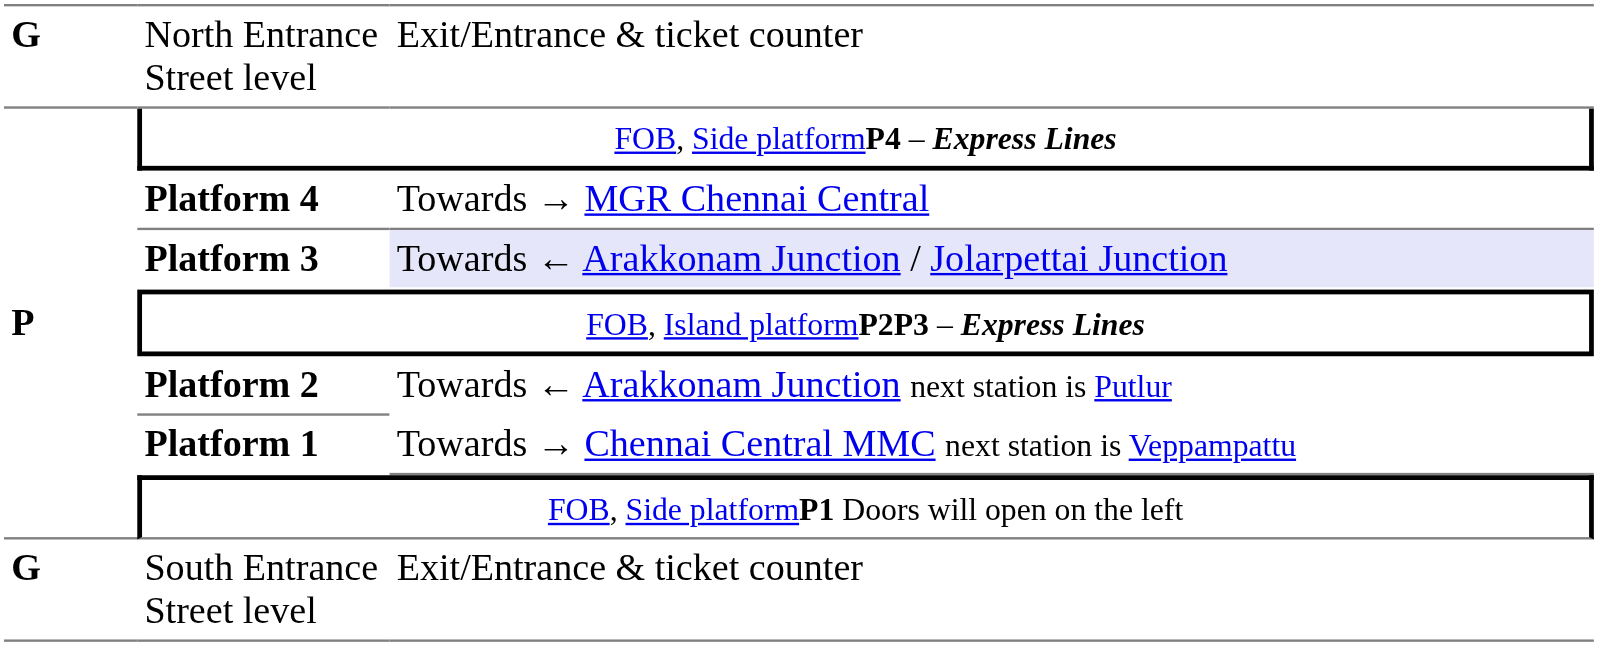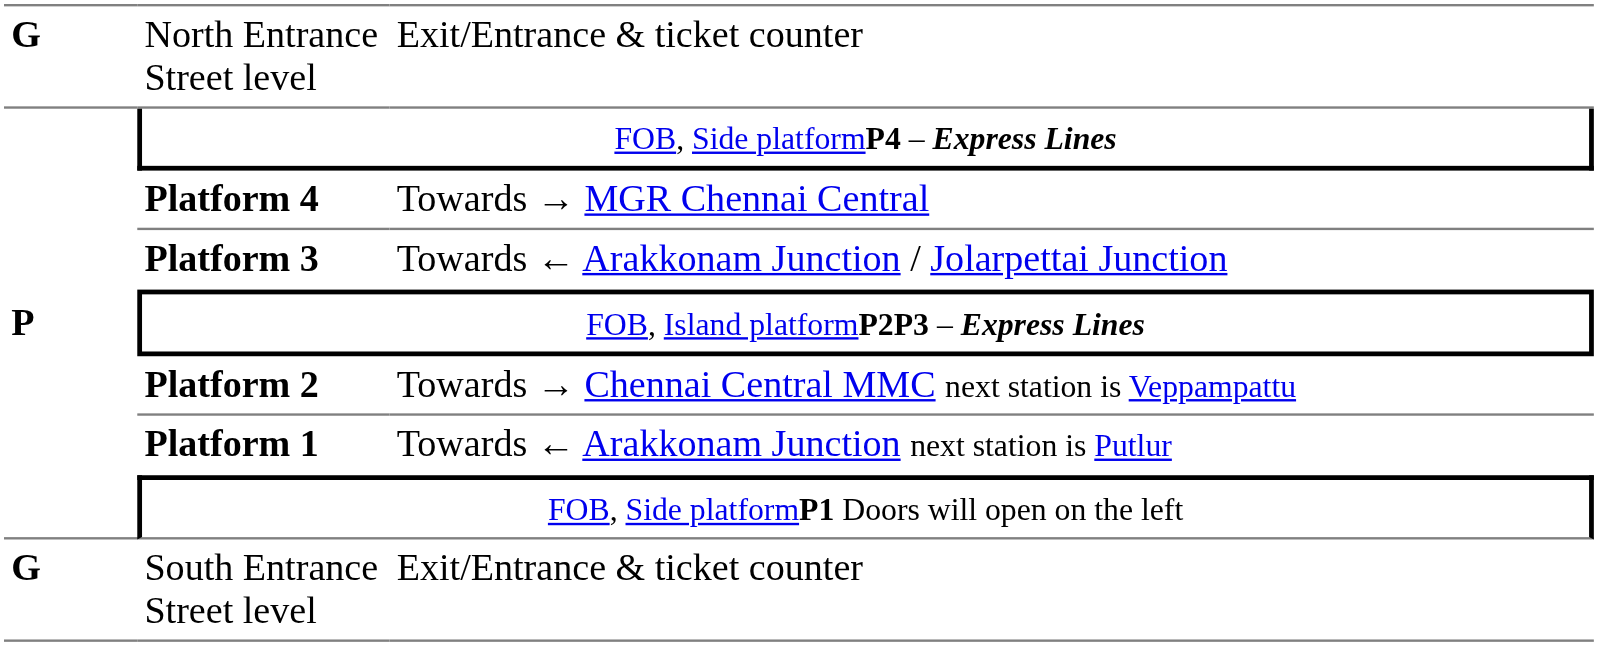(812, 257) lavender background -> (812, 257) no background
(784, 384) Towards ← Arakkonam Junction next station is Putlur -> (846, 384) Towards → Chennai Central MMC next station is Veppampattu
(846, 443) Towards → Chennai Central MMC next station is Veppampattu -> (784, 443) Towards ← Arakkonam Junction next station is Putlur
